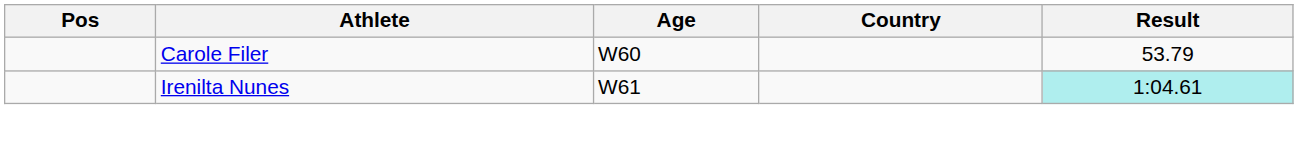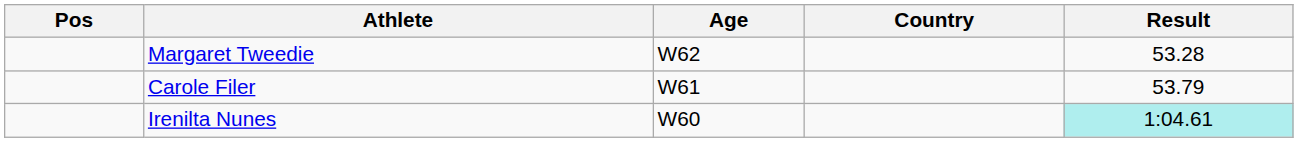+ row: (231, 53)
(619, 53) W60 -> (679, 86) W61
(619, 86) W61 -> (679, 119) W60
